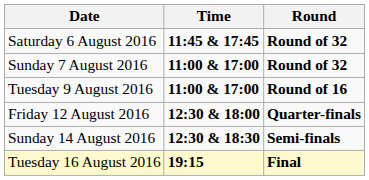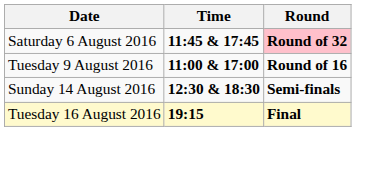(307, 41) no background -> (307, 41) pink background
- row: (78, 65)
- row: (79, 114)
